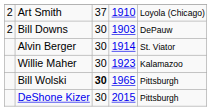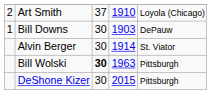(10, 30) 2 -> (10, 30) 1
- row: (47, 64)
(124, 81) 1965 -> (124, 64) 1963
